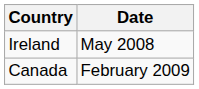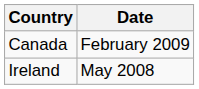rows swapped: (34, 44) <-> (38, 71)
